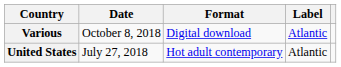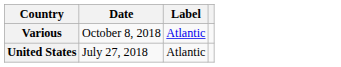- column: (224, 14)
